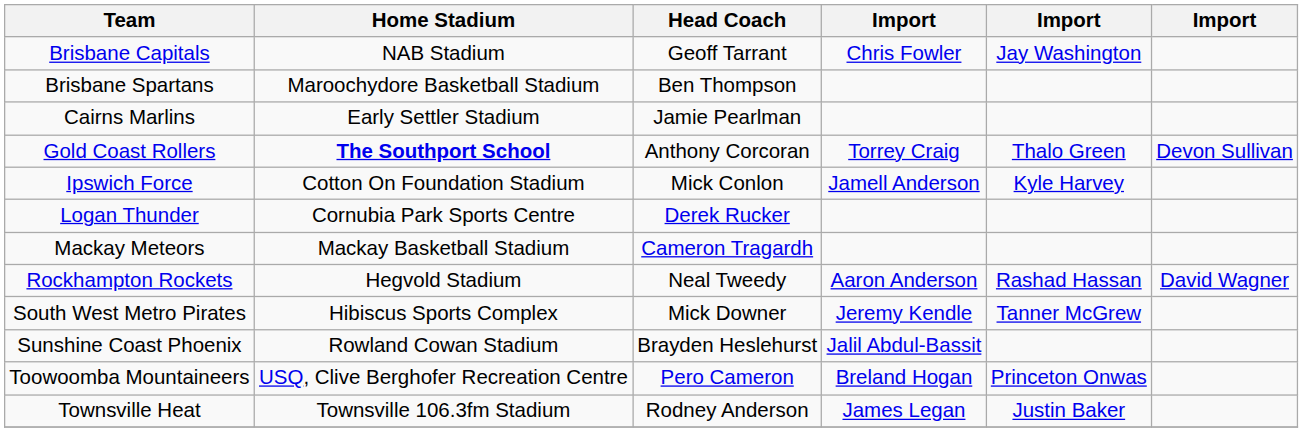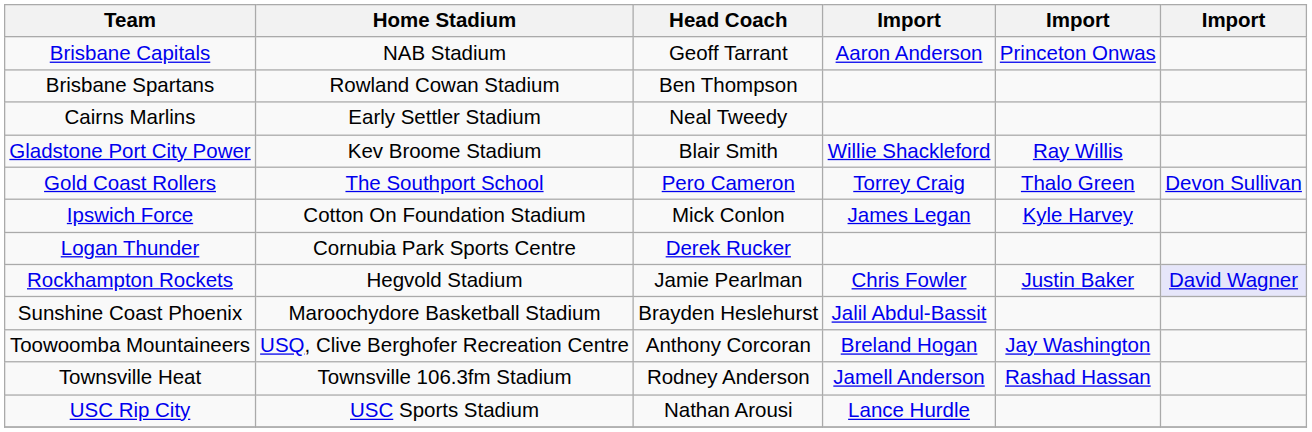(904, 53) Chris Fowler -> (909, 53) Aaron Anderson
(1069, 53) Jay Washington -> (1078, 53) Princeton Onwas
(443, 85) Maroochydore Basketball Stadium -> (445, 85) Rowland Cowan Stadium
(727, 118) Jamie Pearlman -> (728, 118) Neal Tweedy
+ row: (130, 150)
(443, 150) bold -> (445, 183) normal
(727, 150) Anthony Corcoran -> (728, 183) Pero Cameron
(904, 183) Jamell Anderson -> (909, 215) James Legan
- row: (129, 248)
(727, 280) Neal Tweedy -> (728, 280) Jamie Pearlman
(904, 280) Aaron Anderson -> (909, 280) Chris Fowler
(1069, 280) Rashad Hassan -> (1078, 280) Justin Baker
(1225, 280) no background -> (1234, 280) lavender background
- row: (129, 313)
(443, 345) Rowland Cowan Stadium -> (445, 313) Maroochydore Basketball Stadium
(727, 378) Pero Cameron -> (728, 345) Anthony Corcoran
(1069, 378) Princeton Onwas -> (1078, 345) Jay Washington
(904, 410) James Legan -> (909, 378) Jamell Anderson
(1069, 410) Justin Baker -> (1078, 378) Rashad Hassan
+ row: (130, 410)
